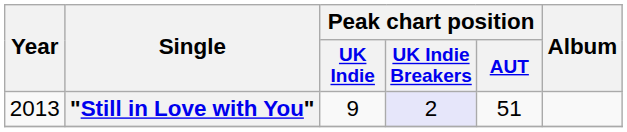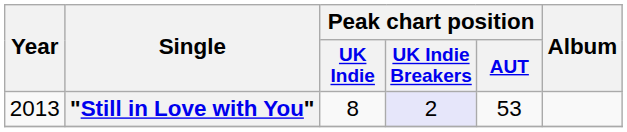(353, 108) 9 -> (353, 108) 8
(509, 108) 51 -> (509, 108) 53
